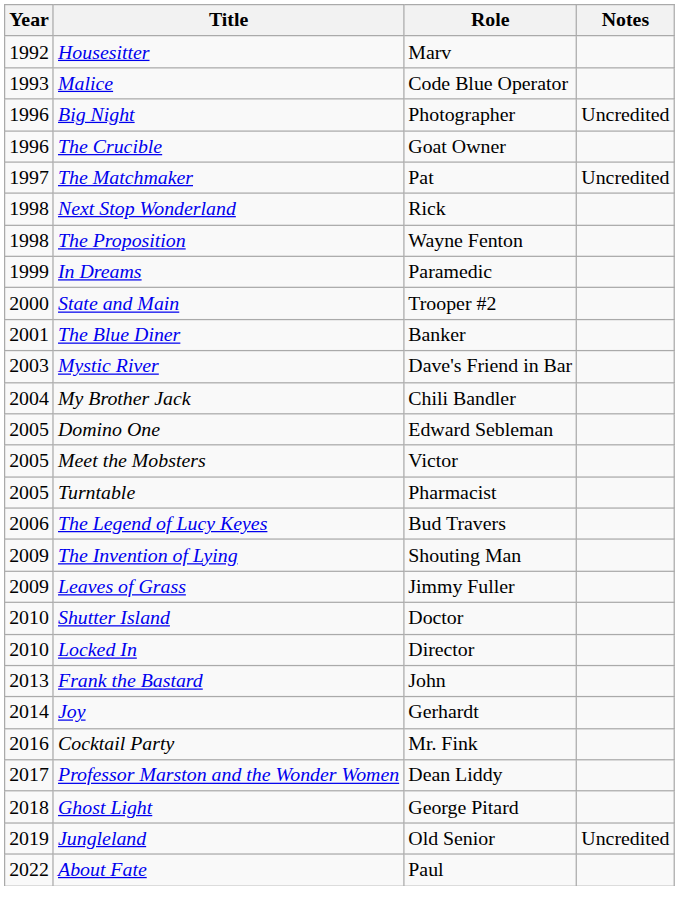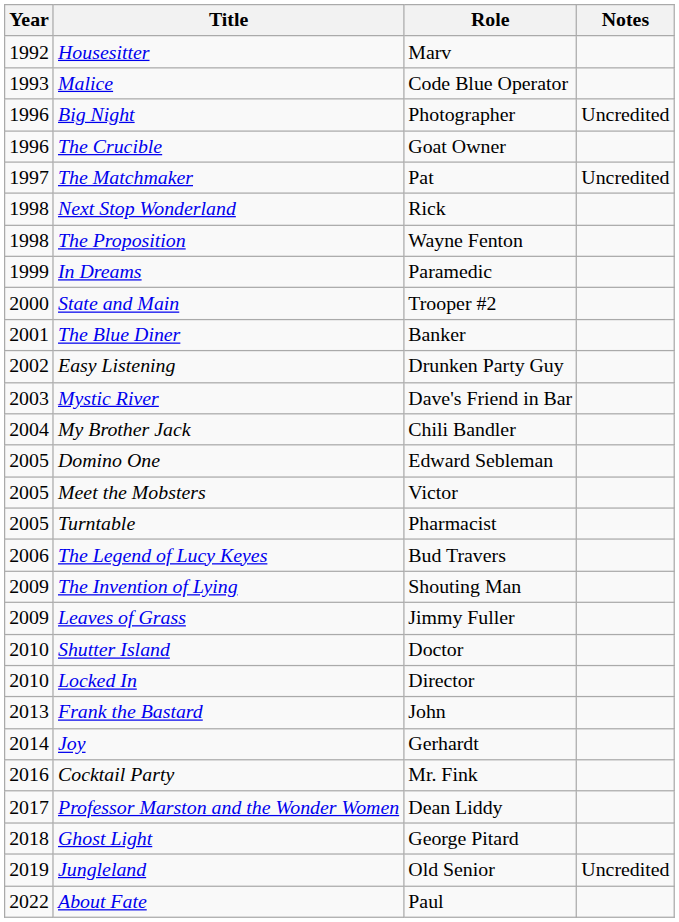+ row: (117, 366)
